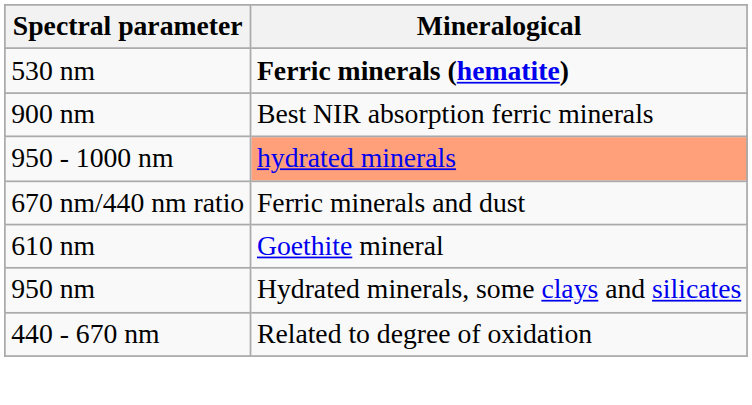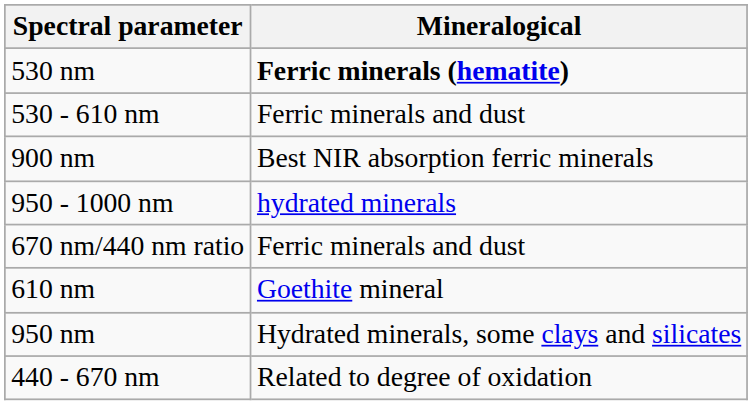+ row: (85, 114)
(357, 158) lightsalmon background -> (357, 202) no background
